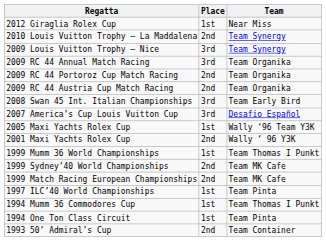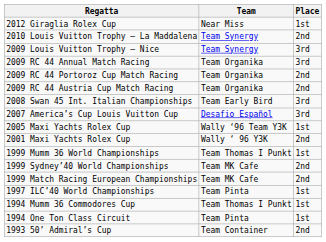columns swapped: (274, 11) <-> (213, 11)
